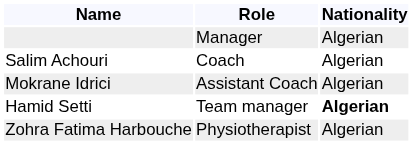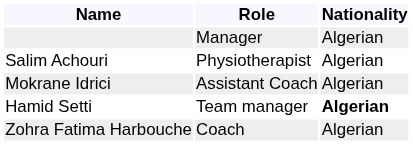(220, 60) Coach -> (254, 60) Physiotherapist
(254, 130) Physiotherapist -> (220, 130) Coach
